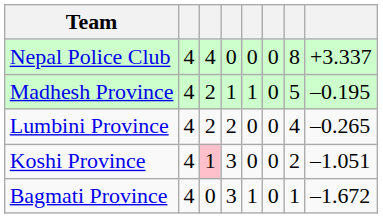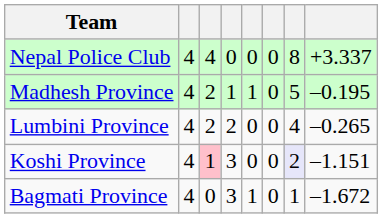(294, 160) no background -> (294, 160) lavender background
(340, 160) –1.051 -> (340, 160) –1.151
